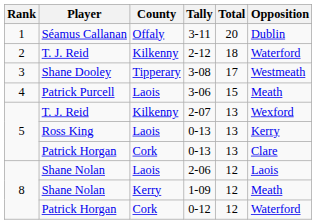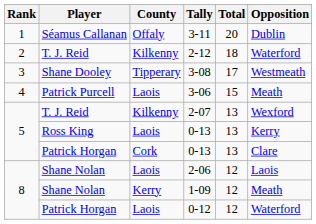(145, 209) Cork -> (146, 209) Laois
